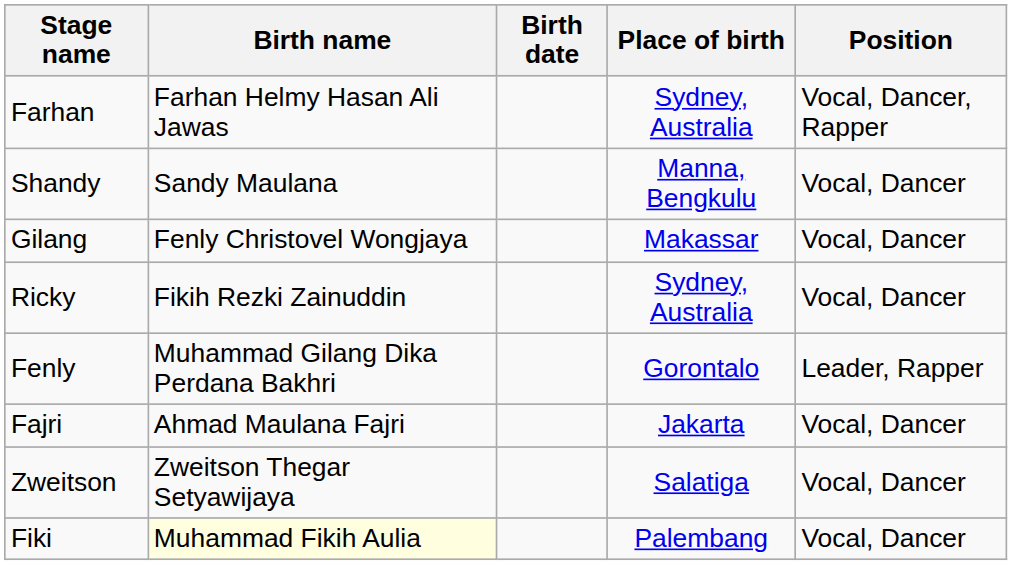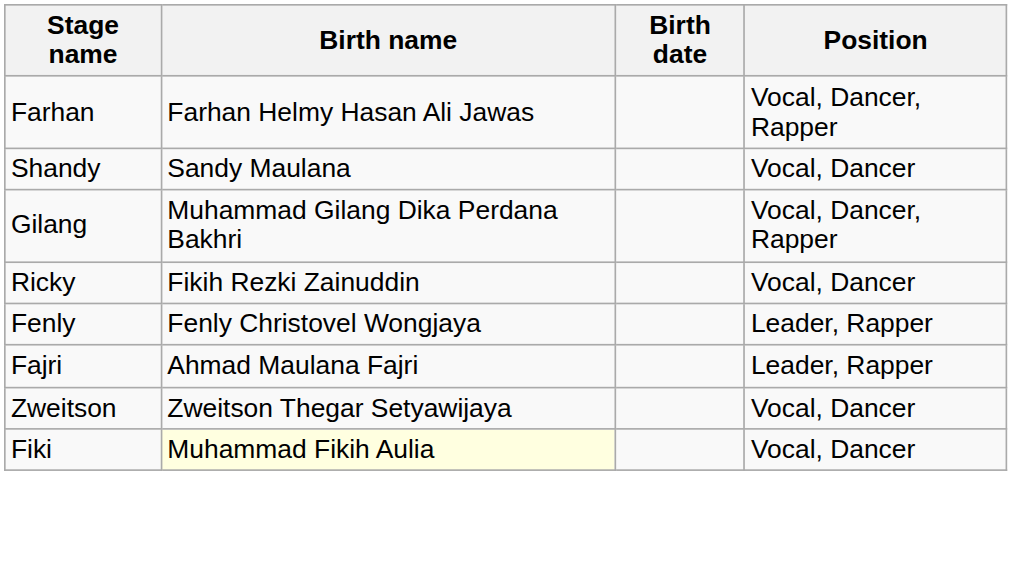- column: (701, 40)
(311, 240) Fenly Christovel Wongjaya -> (362, 225) Muhammad Gilang Dika Perdana Bakhri
(884, 240) Vocal, Dancer -> (836, 225) Vocal, Dancer, Rapper
(295, 368) Muhammad Gilang Dika Perdana Bakhri -> (324, 323) Fenly Christovel Wongjaya
(884, 425) Vocal, Dancer -> (842, 365) Leader, Rapper
